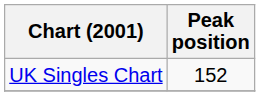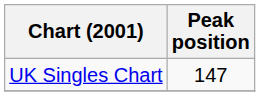(211, 74) 152 -> (211, 74) 147
